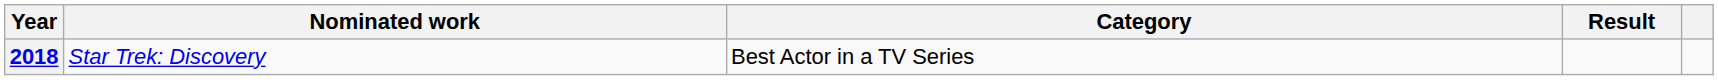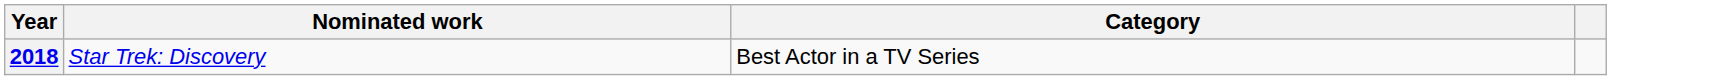- column: (1622, 21)
